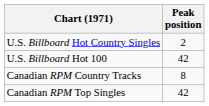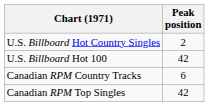(183, 76) 8 -> (183, 76) 6
